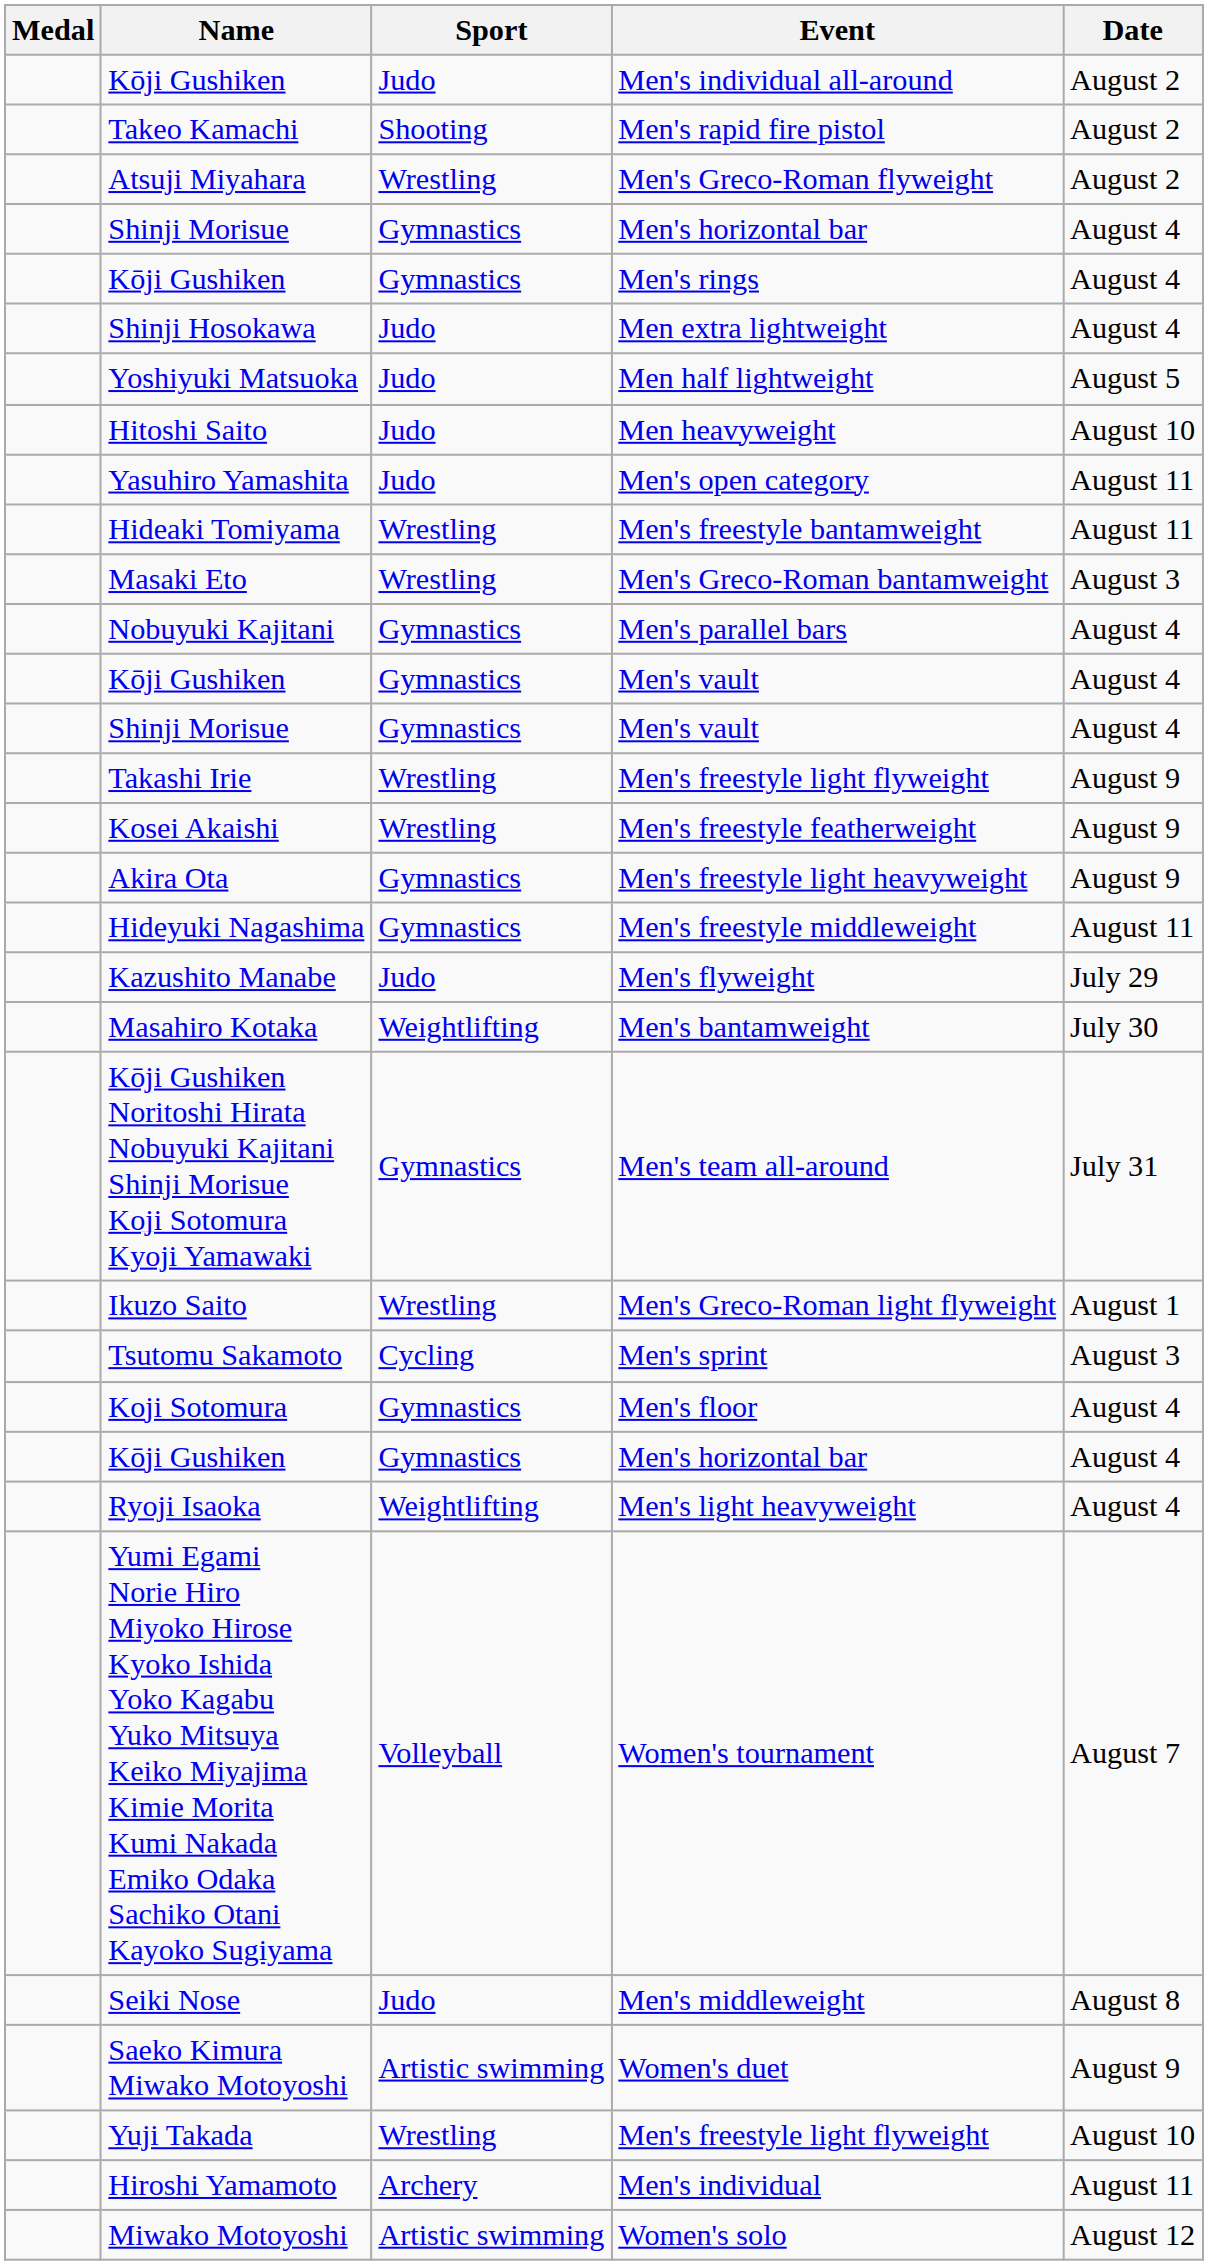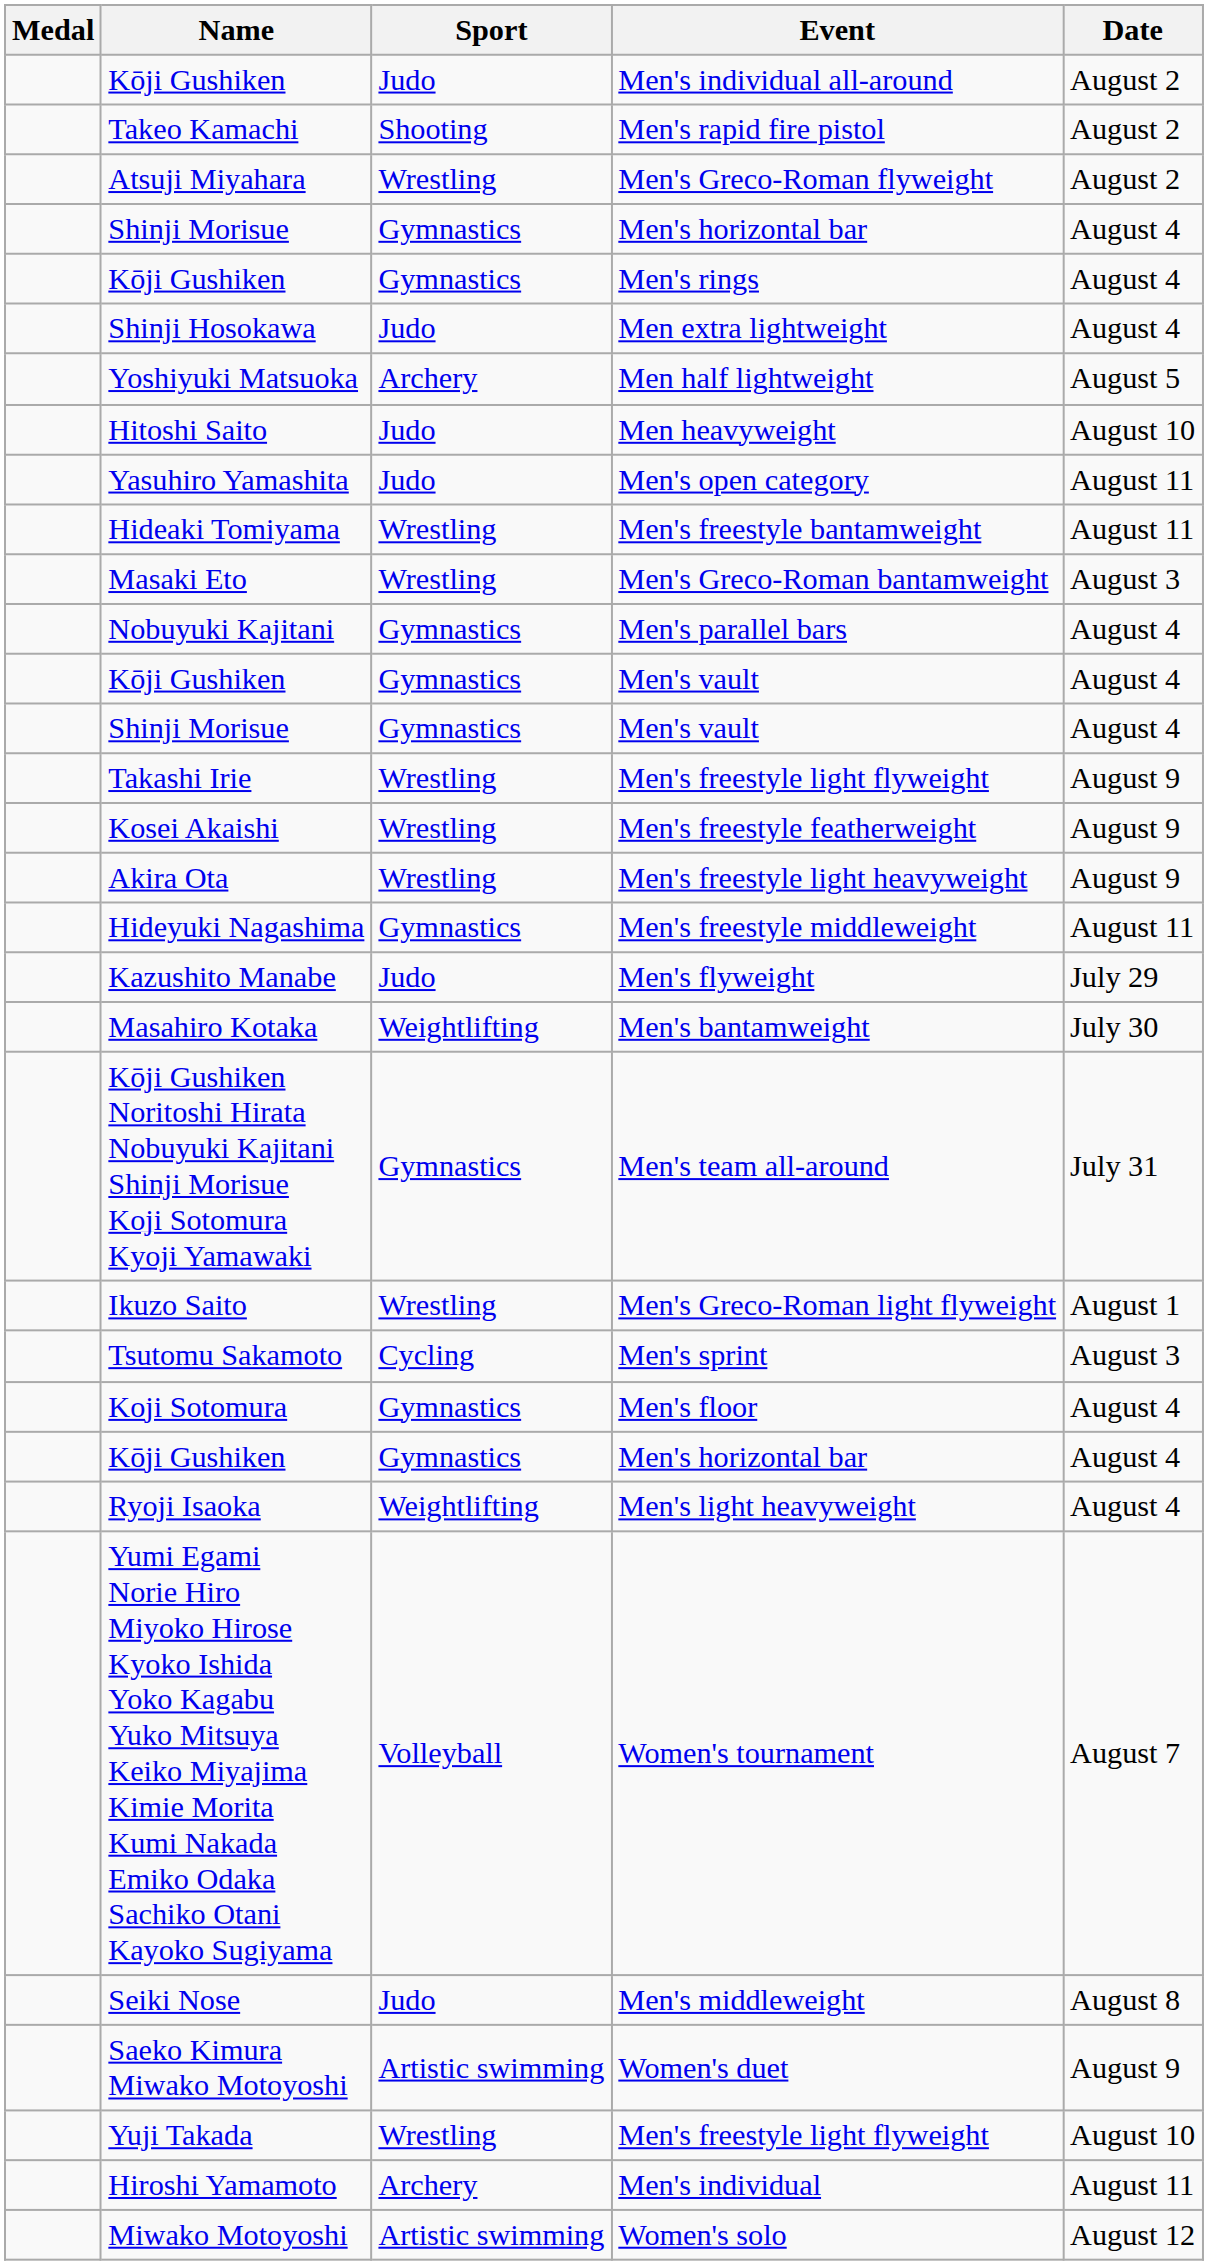(407, 378) Judo -> (428, 378) Archery
(450, 877) Gymnastics -> (437, 877) Wrestling
